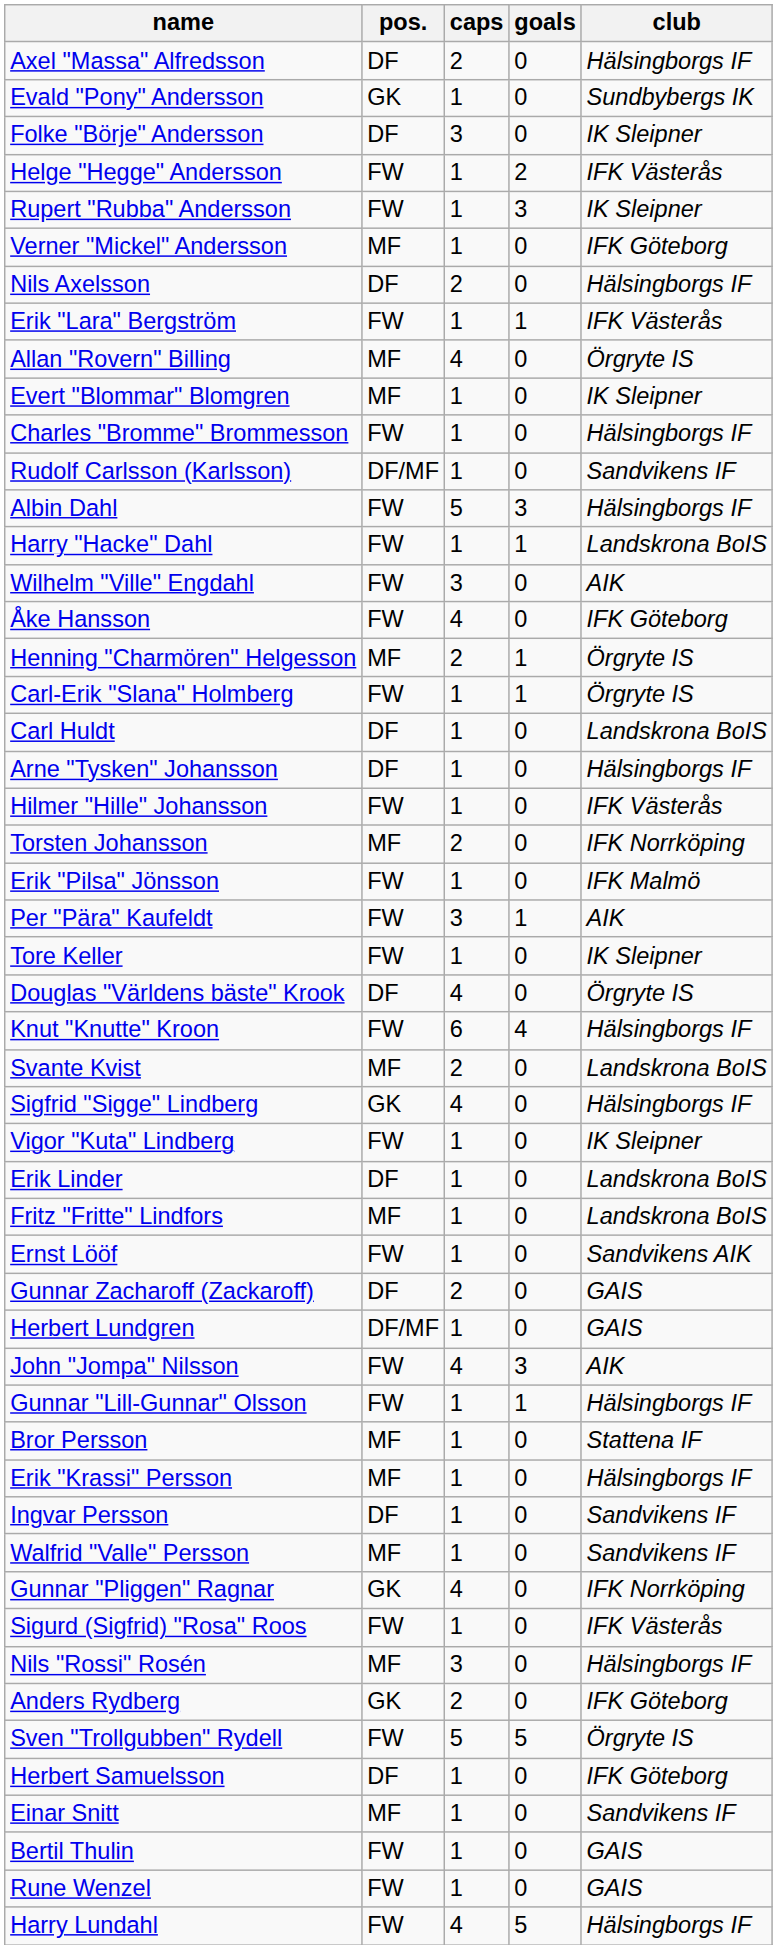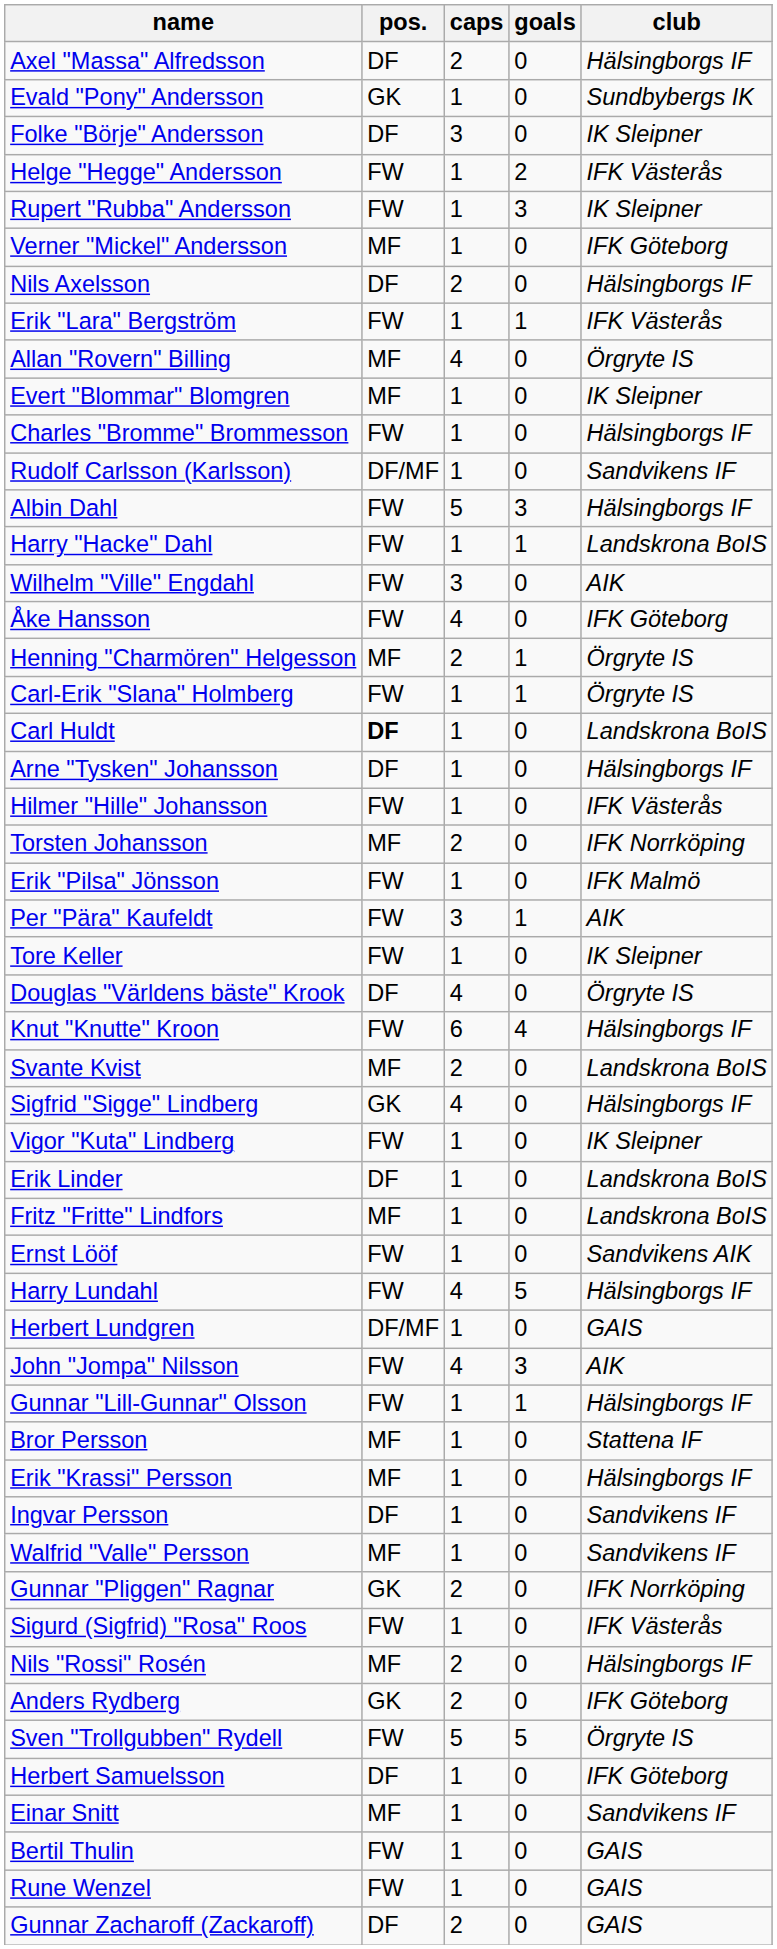(383, 731) normal -> (383, 731) bold
rows swapped: (84, 1925) <-> (162, 1291)
(456, 1589) 4 -> (456, 1589) 2
(456, 1664) 3 -> (456, 1664) 2
